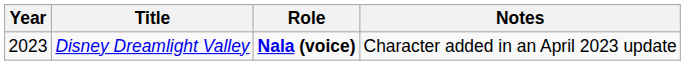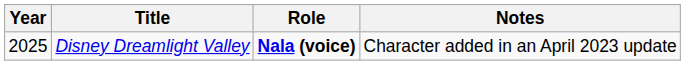(28, 45) 2023 -> (28, 45) 2025
